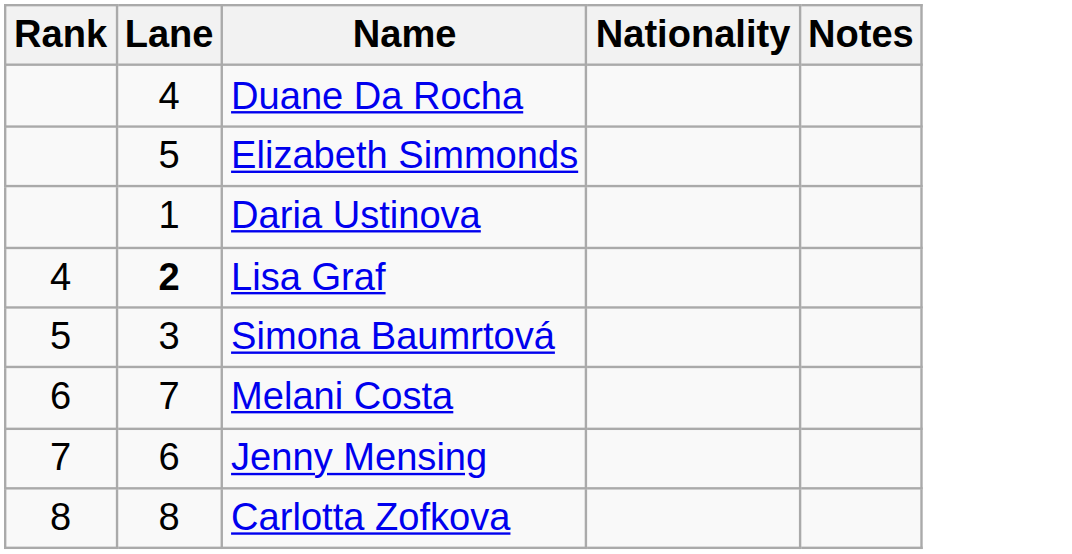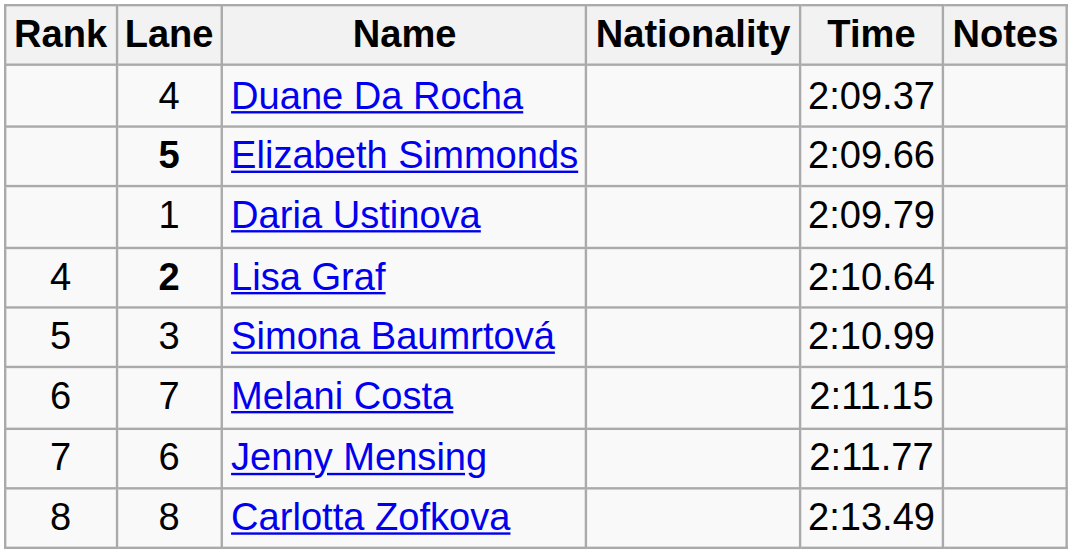+ column: (871, 34)
(169, 155) normal -> (169, 155) bold
